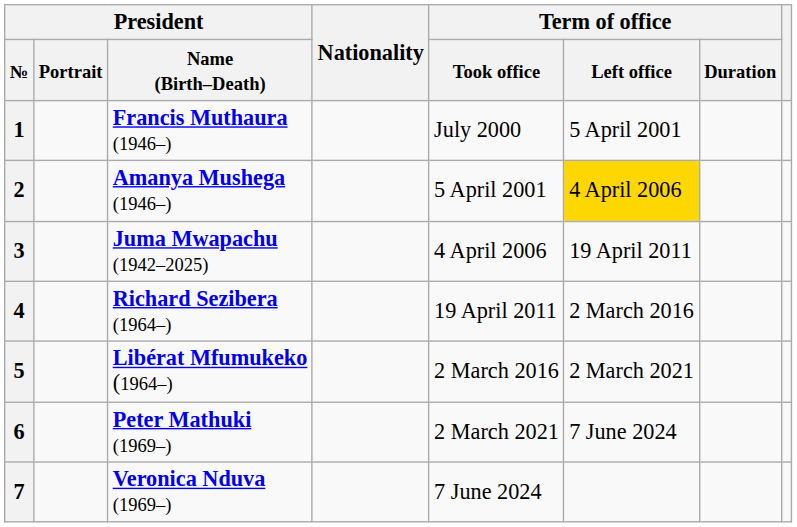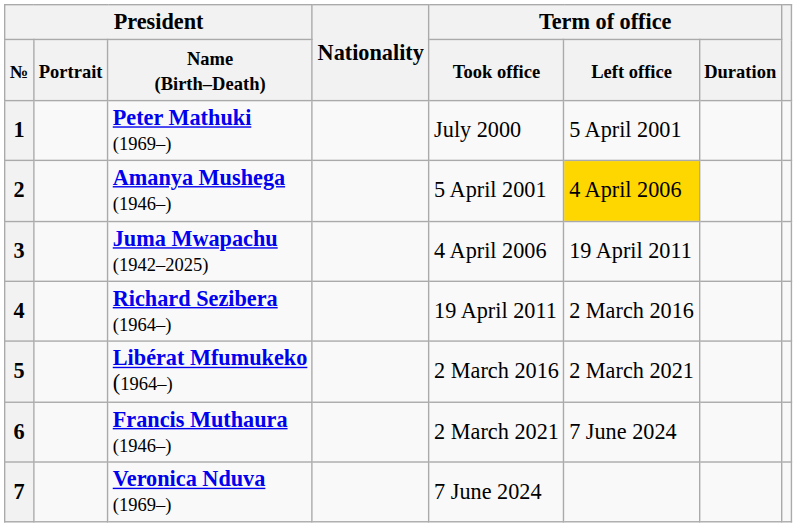(200, 130) Francis Muthaura (1946–) -> (182, 130) Peter Mathuki (1969–)
(182, 431) Peter Mathuki (1969–) -> (200, 431) Francis Muthaura (1946–)
